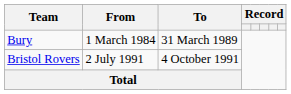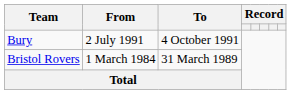(120, 39) 1 March 1984 -> (115, 39) 2 July 1991
(199, 39) 31 March 1989 -> (200, 39) 4 October 1991
(115, 59) 2 July 1991 -> (120, 59) 1 March 1984
(200, 59) 4 October 1991 -> (199, 59) 31 March 1989
